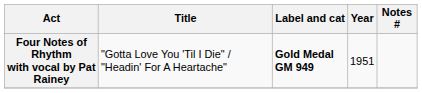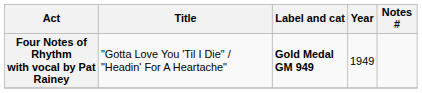(362, 60) 1951 -> (362, 60) 1949
